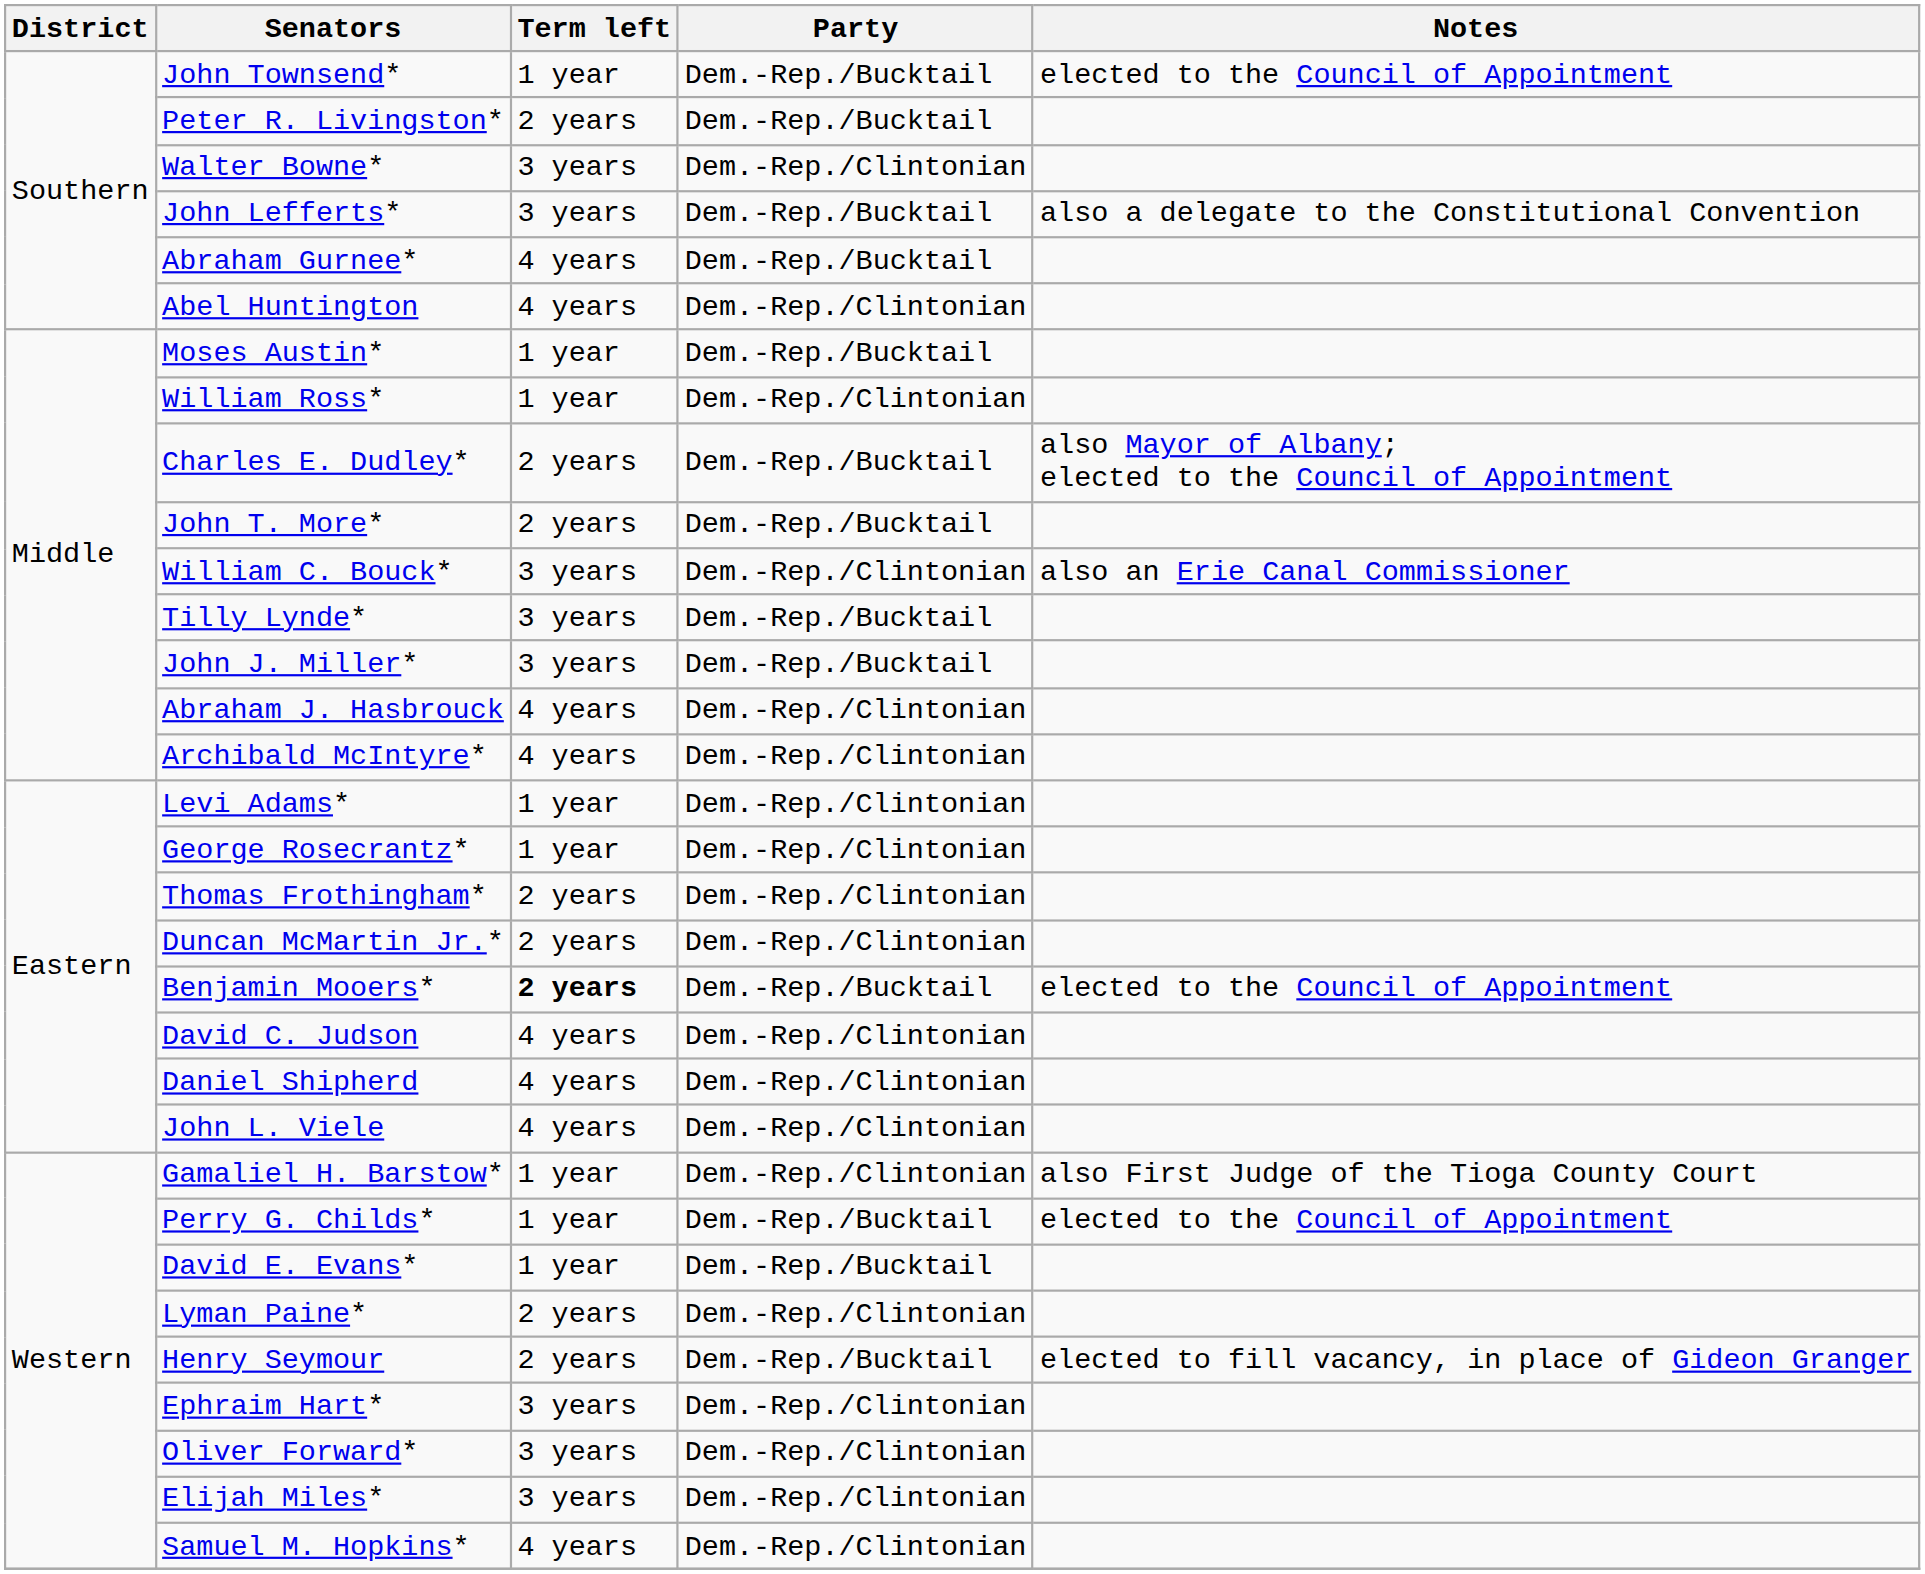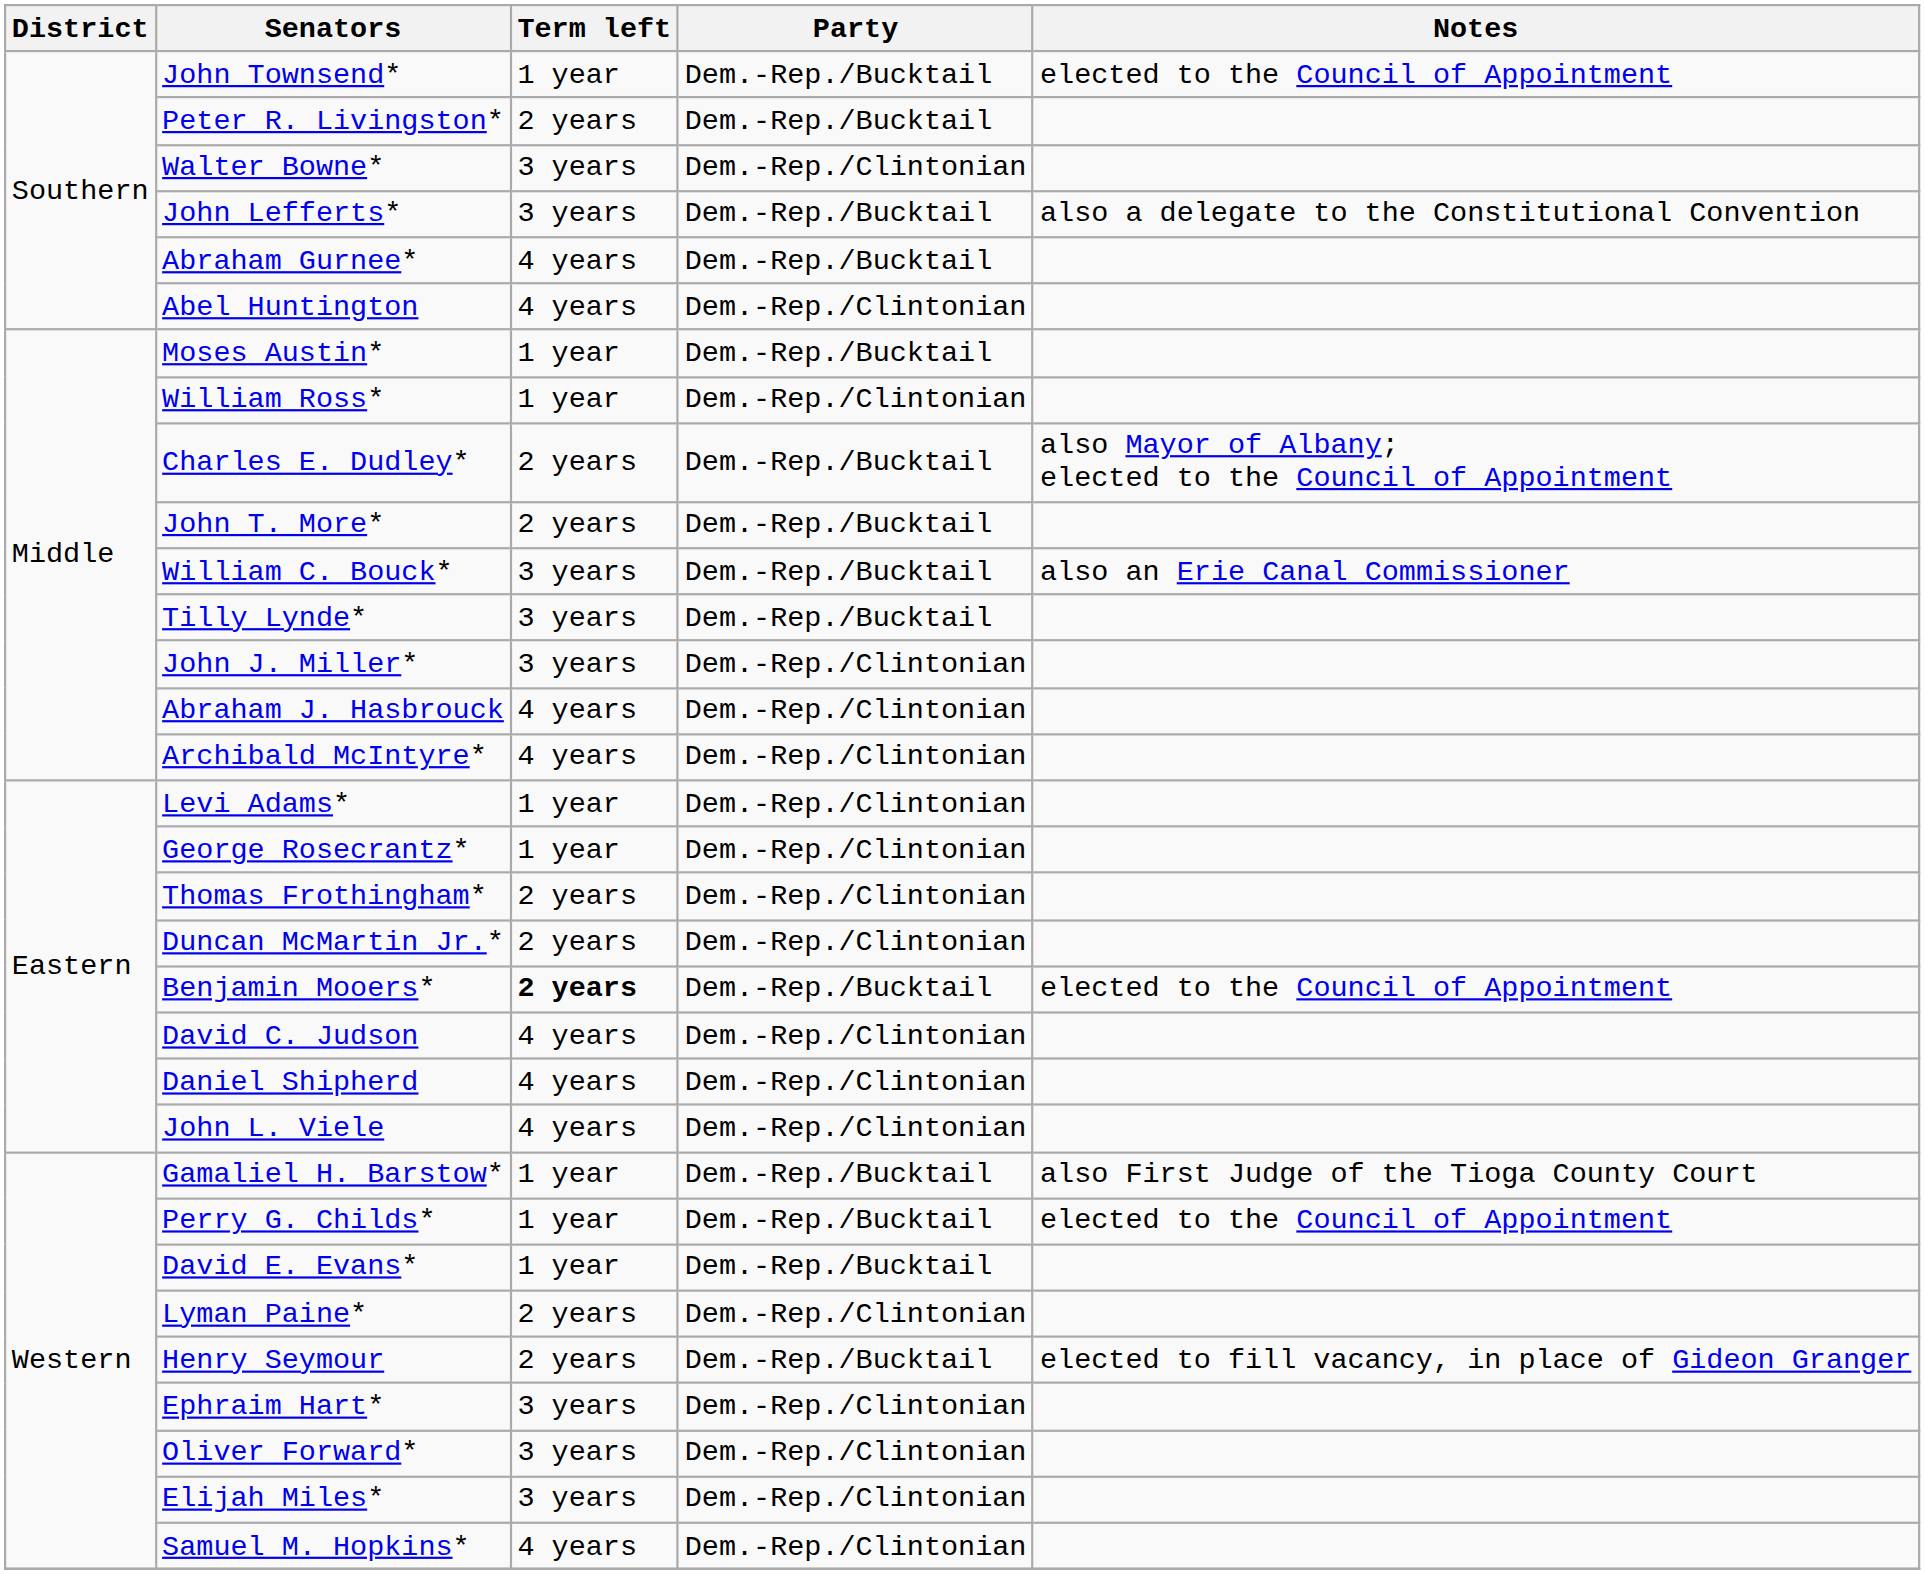(856, 572) Dem.-Rep./Clintonian -> (839, 572) Dem.-Rep./Bucktail
(839, 664) Dem.-Rep./Bucktail -> (856, 664) Dem.-Rep./Clintonian
(856, 1175) Dem.-Rep./Clintonian -> (839, 1175) Dem.-Rep./Bucktail
